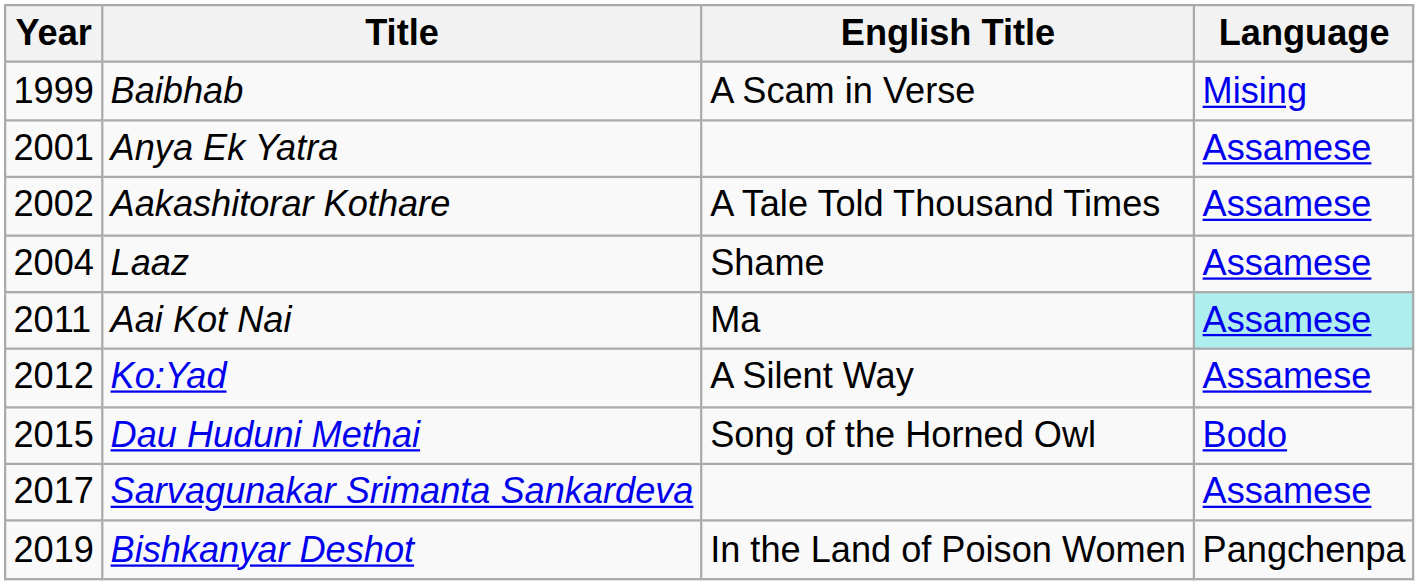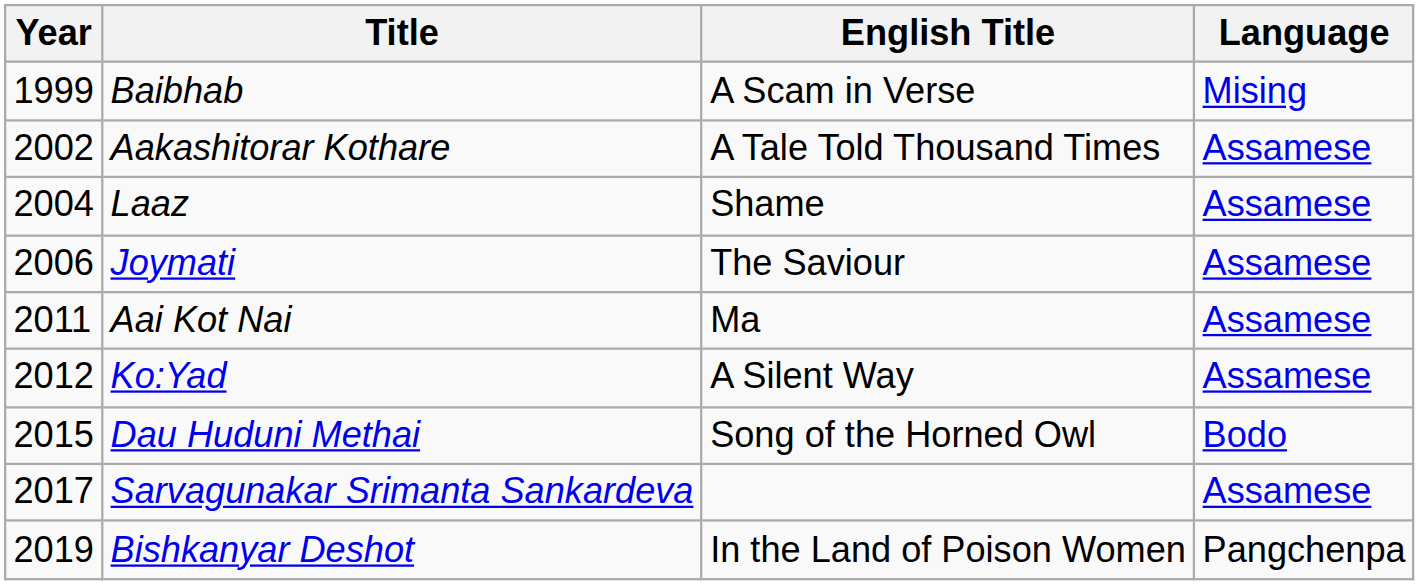- row: (224, 147)
+ row: (173, 262)
(1287, 319) paleturquoise background -> (1287, 319) no background
